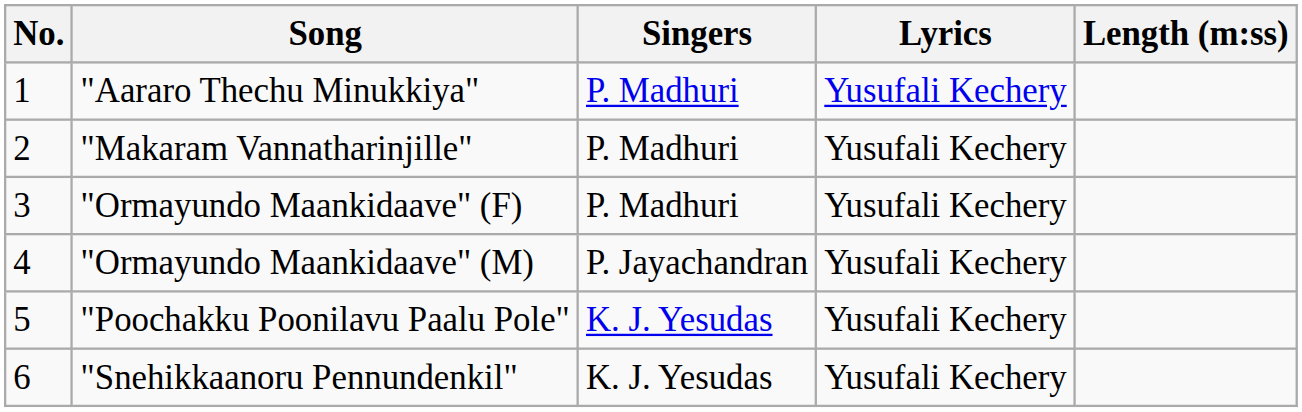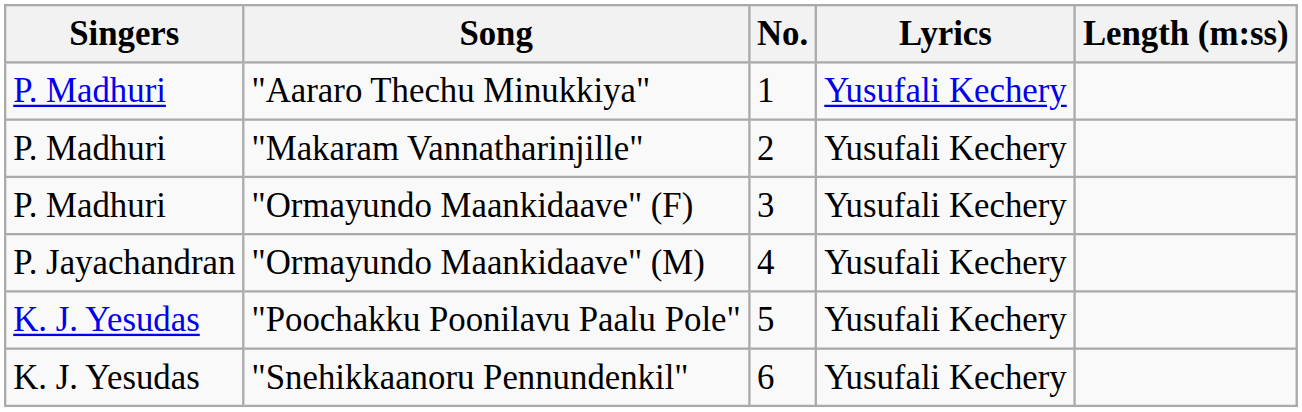columns swapped: (39, 33) <-> (697, 33)
